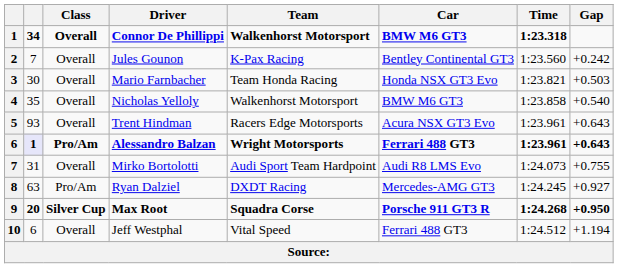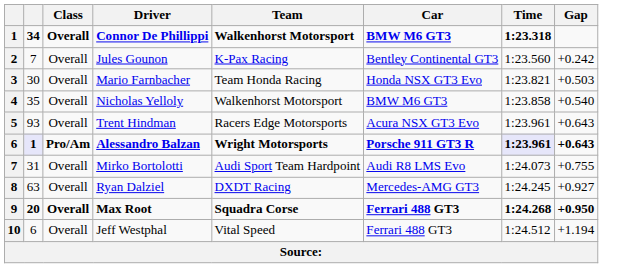(428, 144) Ferrari 488 GT3 -> (420, 144) Porsche 911 GT3 R
(543, 144) no background -> (528, 144) lavender background
(76, 187) Pro/Am -> (68, 187) Overall
(76, 208) Silver Cup -> (68, 208) Overall
(436, 208) Porsche 911 GT3 R -> (413, 208) Ferrari 488 GT3
